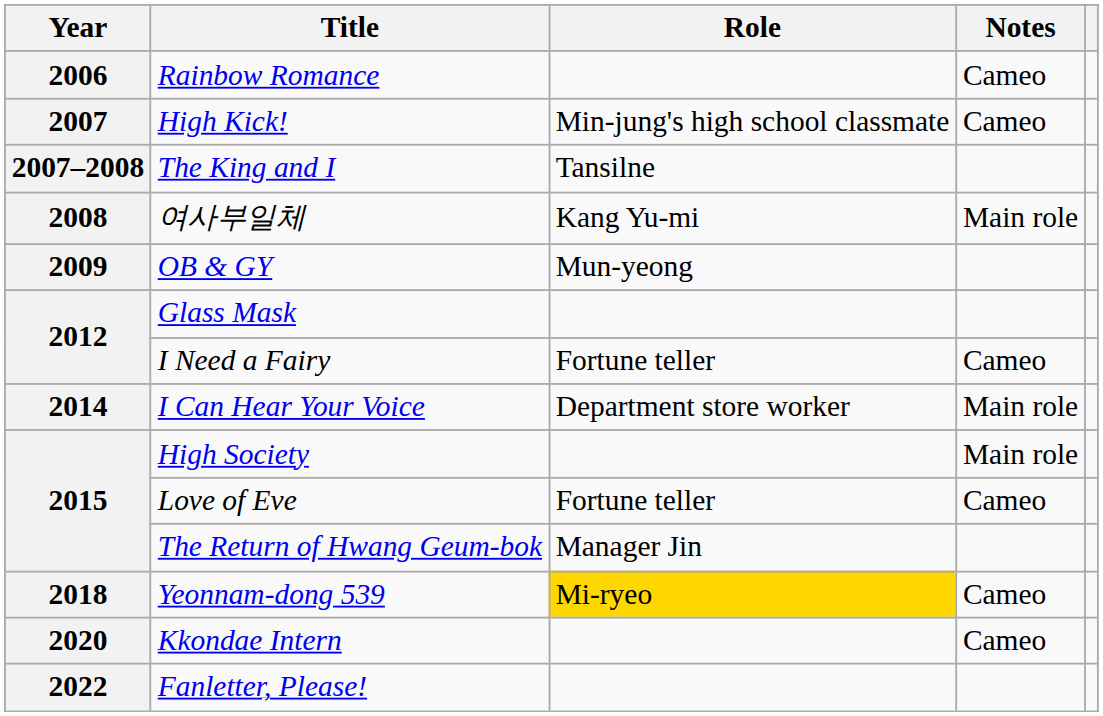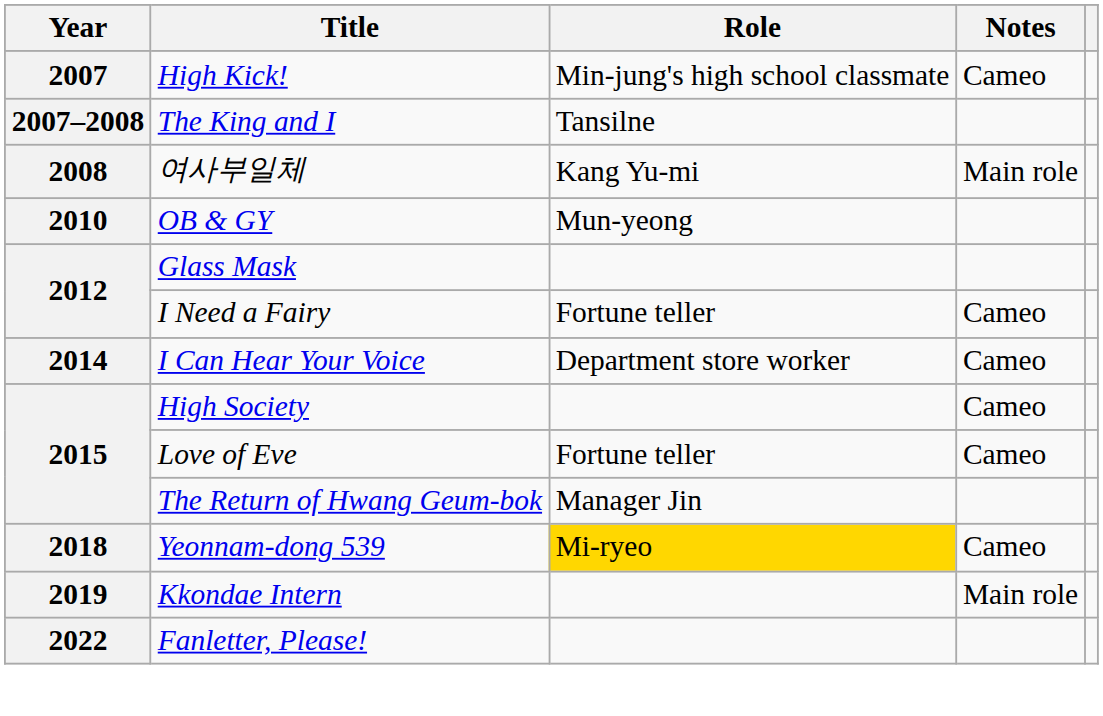- row: (269, 74)
(78, 266) 2009 -> (78, 220) 2010
(1021, 406) Main role -> (1005, 360) Cameo
(1021, 453) Main role -> (1005, 406) Cameo
(78, 640) 2020 -> (78, 593) 2019
(1005, 640) Cameo -> (1021, 593) Main role
